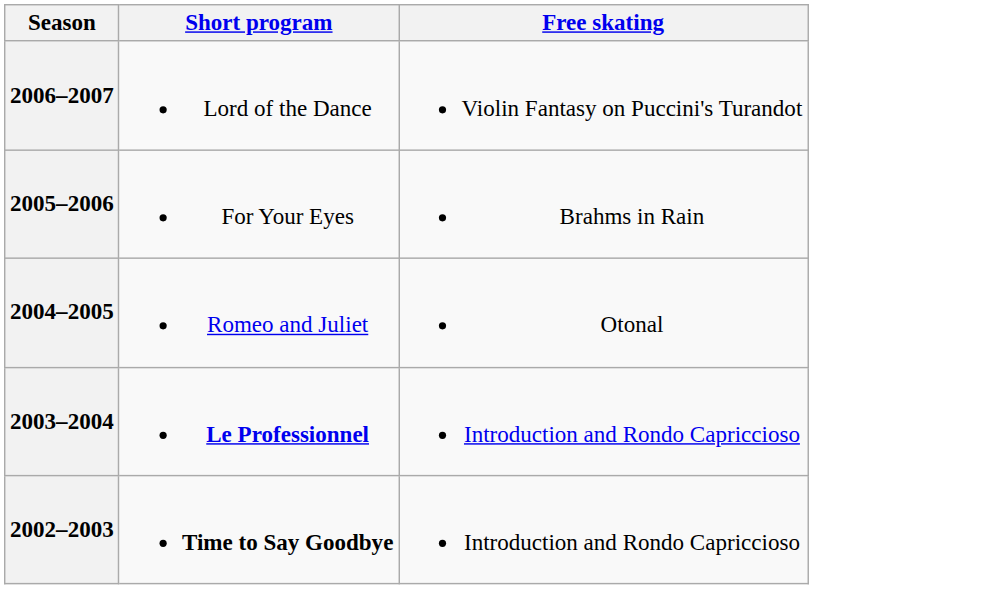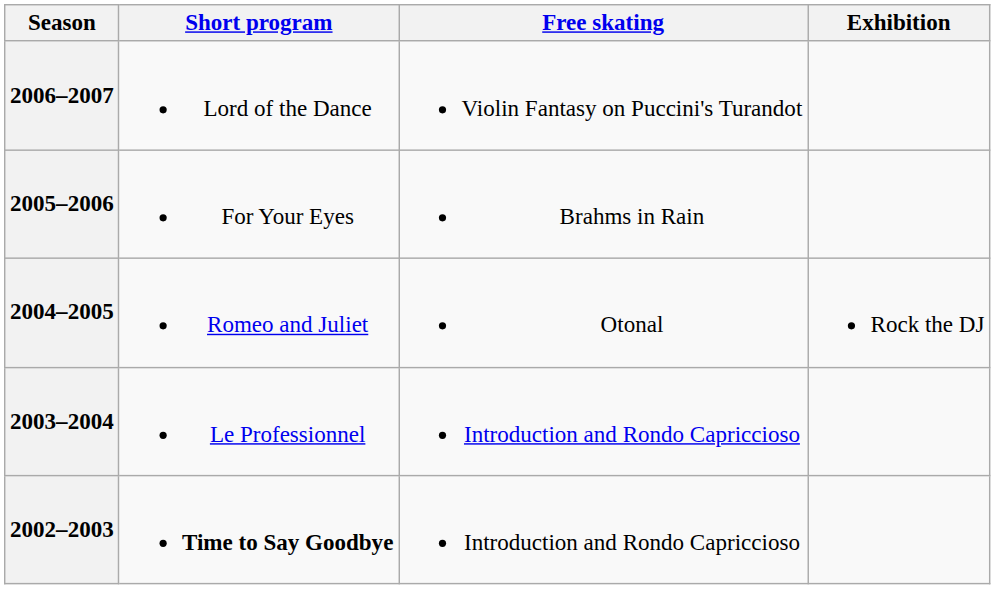+ column: (899, 22)
(259, 434) bold -> (259, 434) normal
